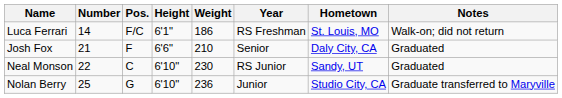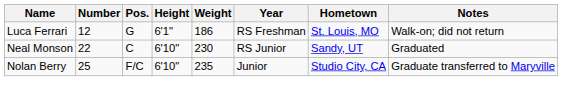(84, 31) 14 -> (84, 31) 12
(135, 31) F/C -> (130, 31) G
- row: (30, 48)
(130, 84) G -> (135, 66) F/C
(204, 84) 236 -> (204, 66) 235
